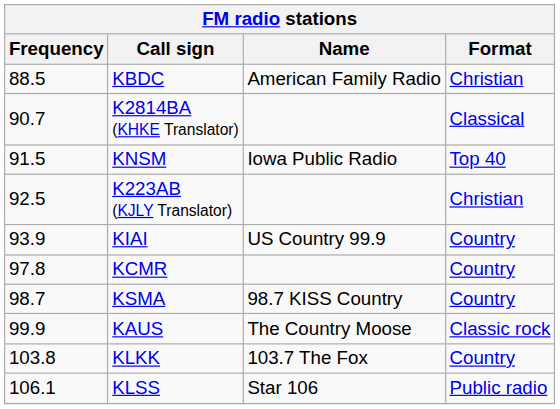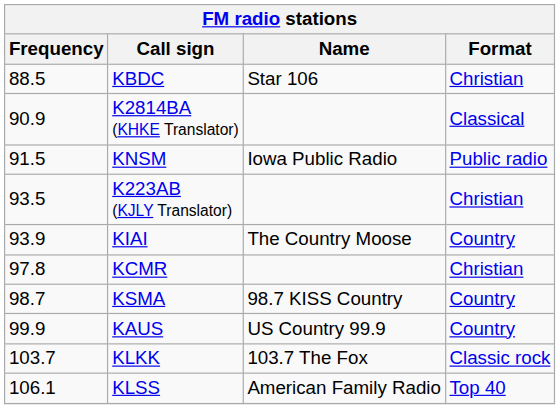(344, 78) American Family Radio -> (283, 78) Star 106
(27, 118) 90.7 -> (27, 118) 90.9
(478, 159) Top 40 -> (498, 159) Public radio
(27, 199) 92.5 -> (27, 199) 93.5
(317, 239) US Country 99.9 -> (330, 239) The Country Moose
(482, 269) Country -> (486, 269) Christian
(330, 328) The Country Moose -> (317, 328) US Country 99.9
(500, 328) Classic rock -> (482, 328) Country
(32, 358) 103.8 -> (32, 358) 103.7
(482, 358) Country -> (500, 358) Classic rock
(283, 388) Star 106 -> (344, 388) American Family Radio
(498, 388) Public radio -> (478, 388) Top 40
